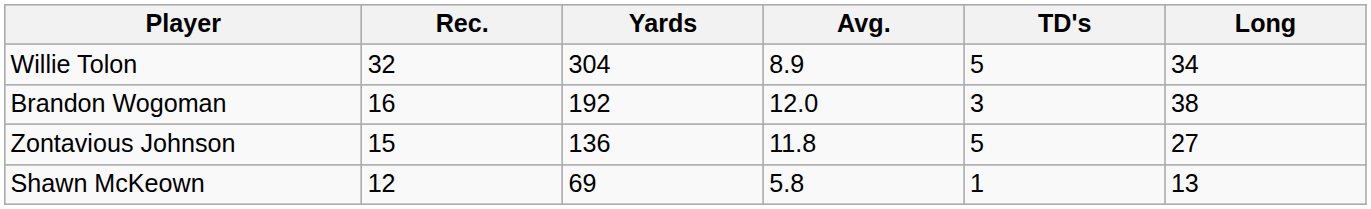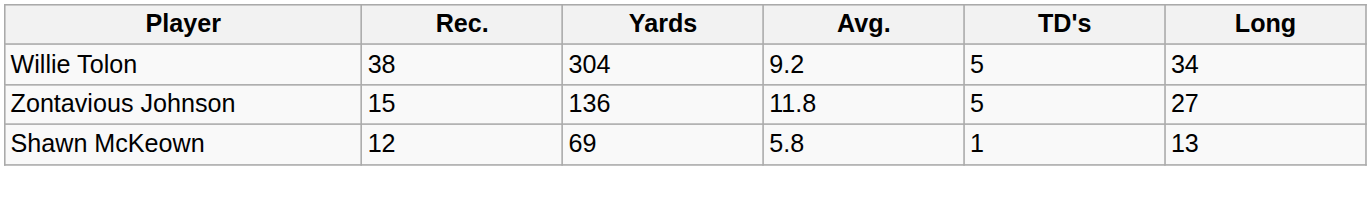(382, 64) 32 -> (382, 64) 38
(787, 64) 8.9 -> (787, 64) 9.2
- row: (119, 104)
